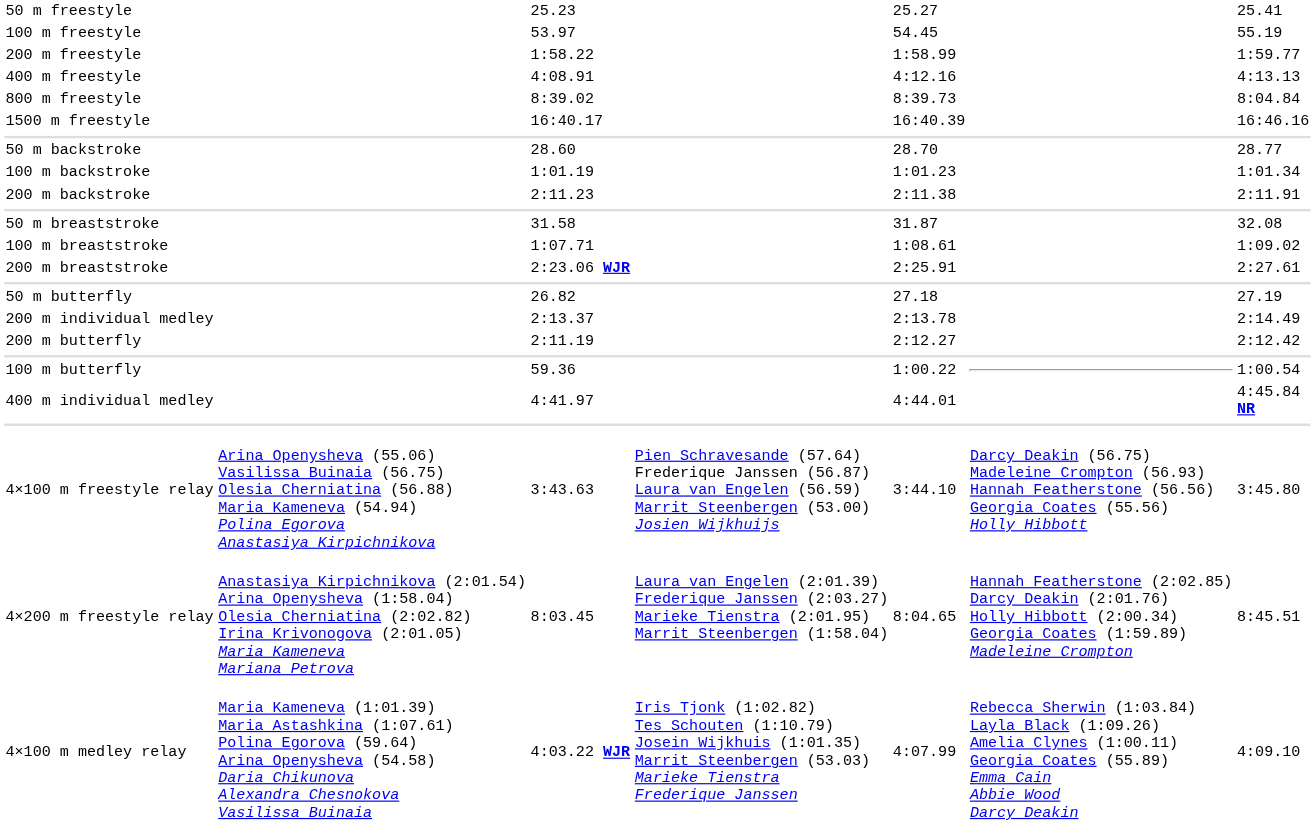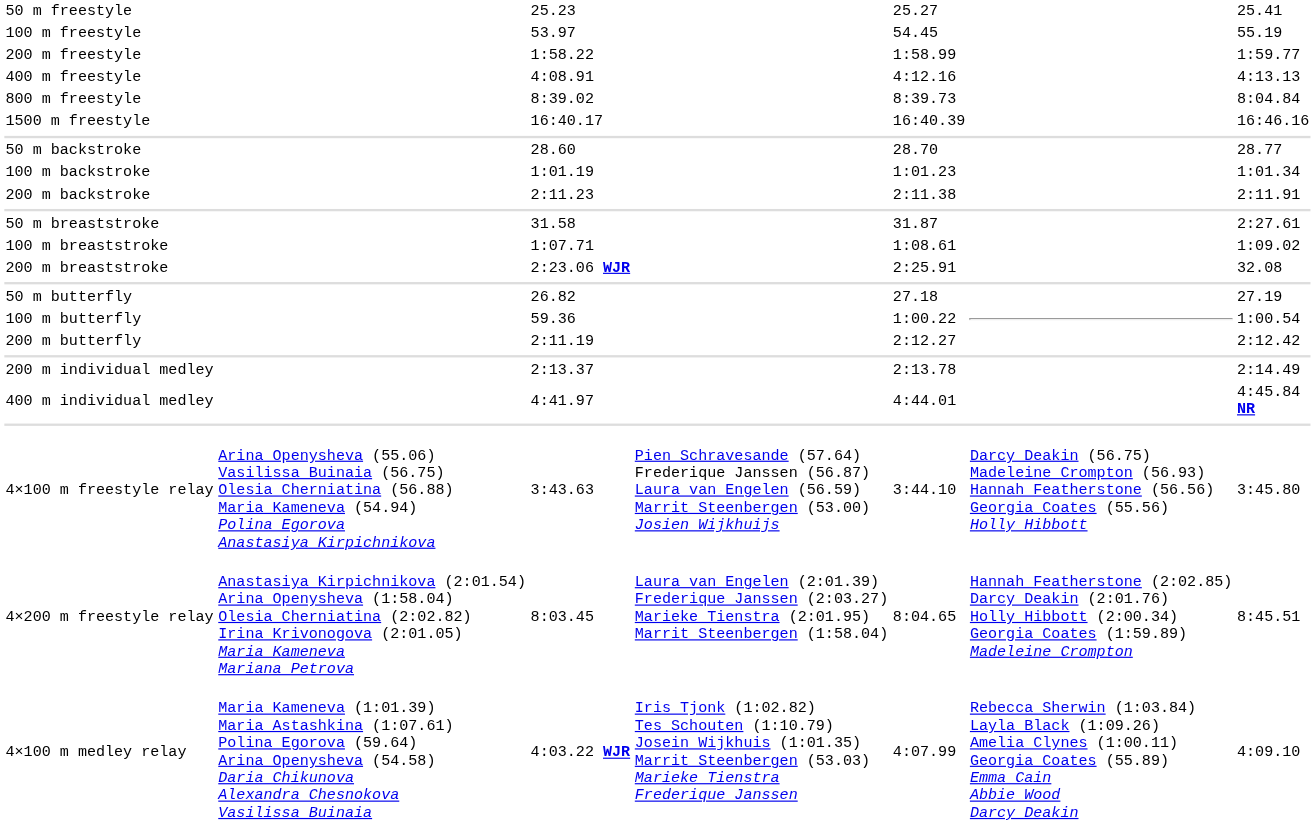(1260, 223) 32.08 -> (1269, 223) 2:27.61
(1269, 268) 2:27.61 -> (1260, 268) 32.08
rows swapped: (73, 370) <-> (110, 319)
